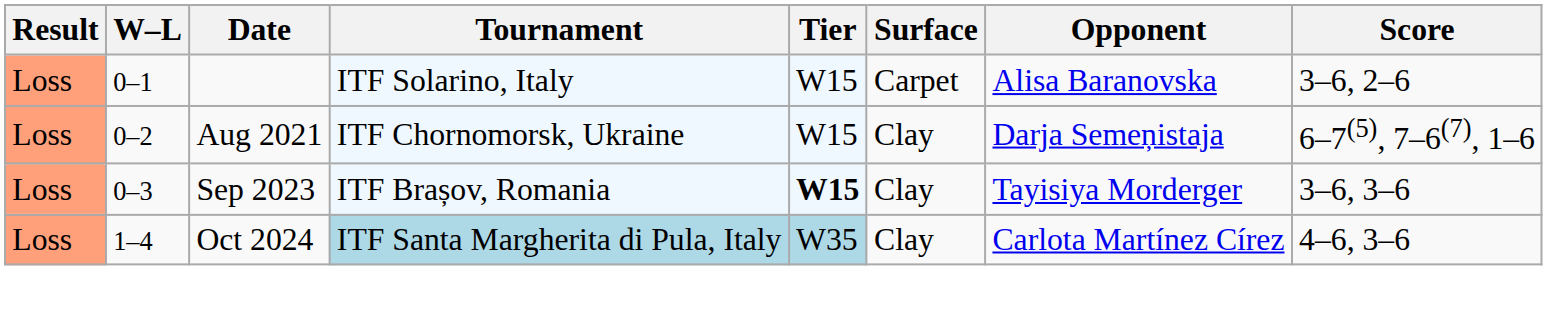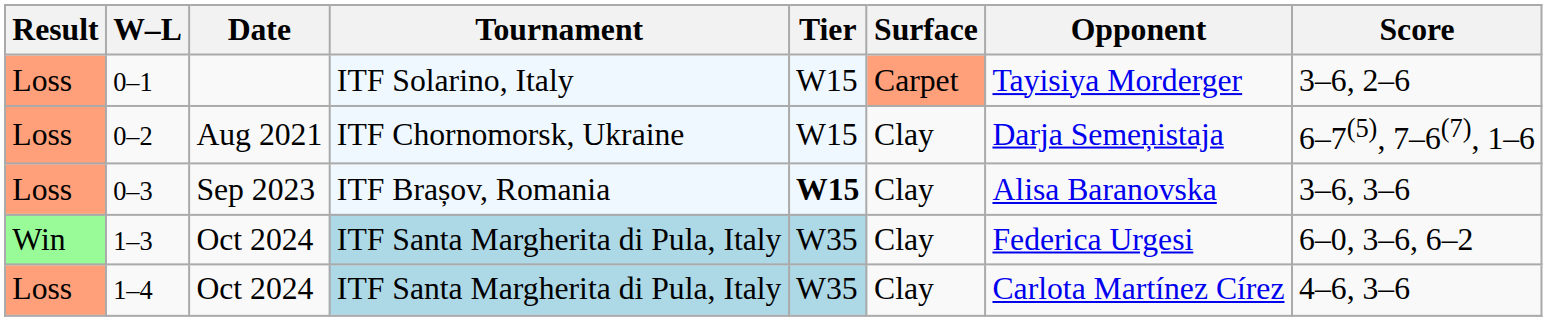(916, 79) no background -> (916, 79) lightsalmon background
(1105, 79) Alisa Baranovska -> (1117, 79) Tayisiya Morderger
(1117, 188) Tayisiya Morderger -> (1105, 188) Alisa Baranovska
+ row: (133, 241)
